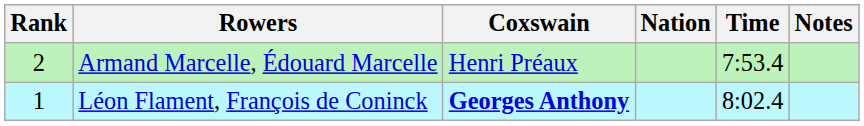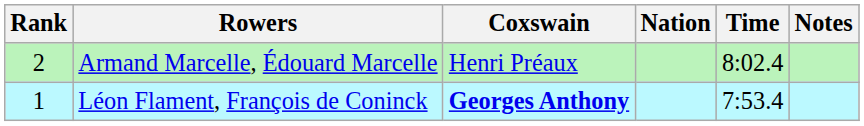(753, 62) 7:53.4 -> (753, 62) 8:02.4
(753, 100) 8:02.4 -> (753, 100) 7:53.4
